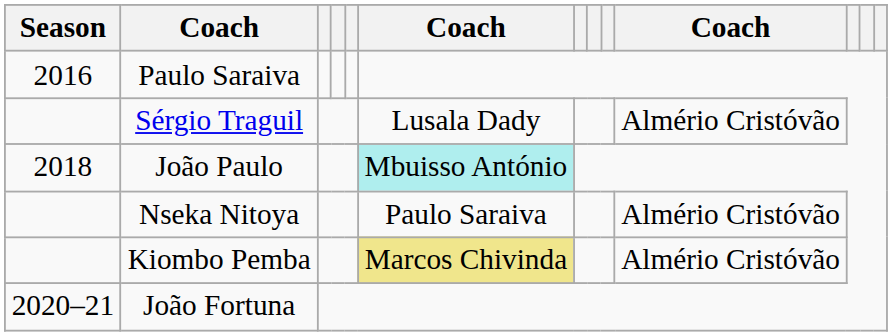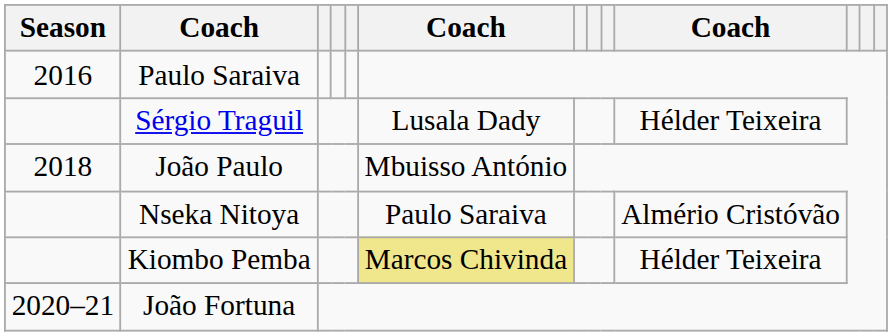(731, 120) Almério Cristóvão -> (731, 120) Hélder Teixeira
(466, 167) paleturquoise background -> (466, 167) no background
(731, 259) Almério Cristóvão -> (731, 259) Hélder Teixeira
